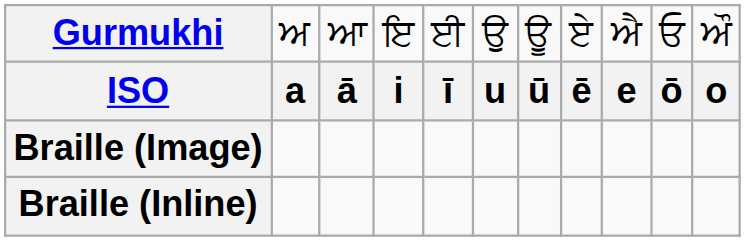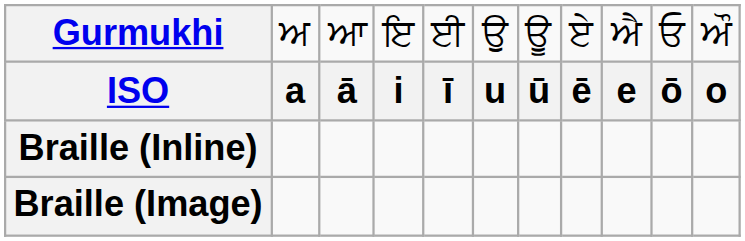rows swapped: (138, 147) <-> (138, 205)
